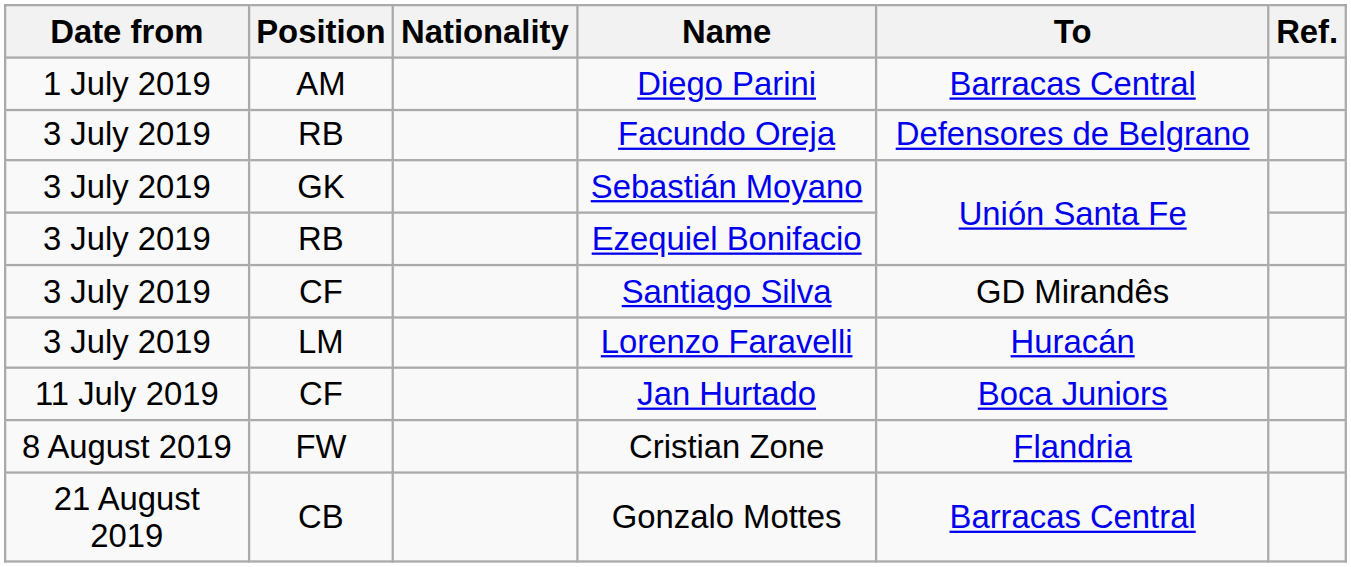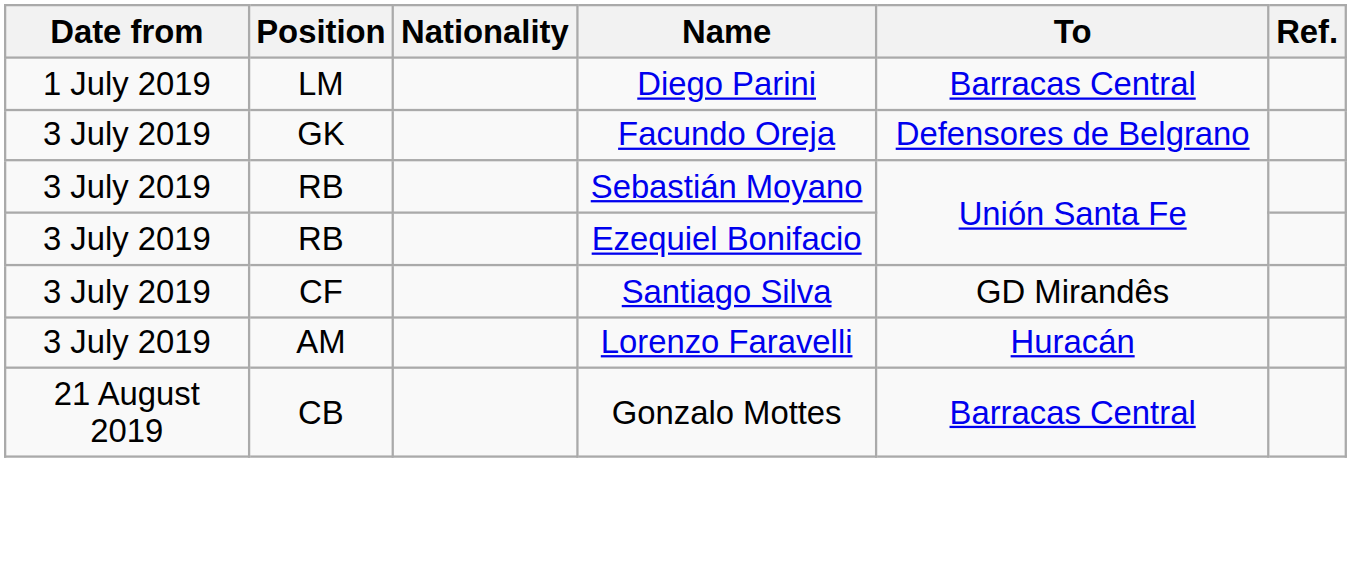(321, 83) AM -> (321, 83) LM
(321, 135) RB -> (321, 135) GK
(321, 187) GK -> (321, 187) RB
(321, 343) LM -> (321, 343) AM
- row: (727, 395)
- row: (727, 446)
